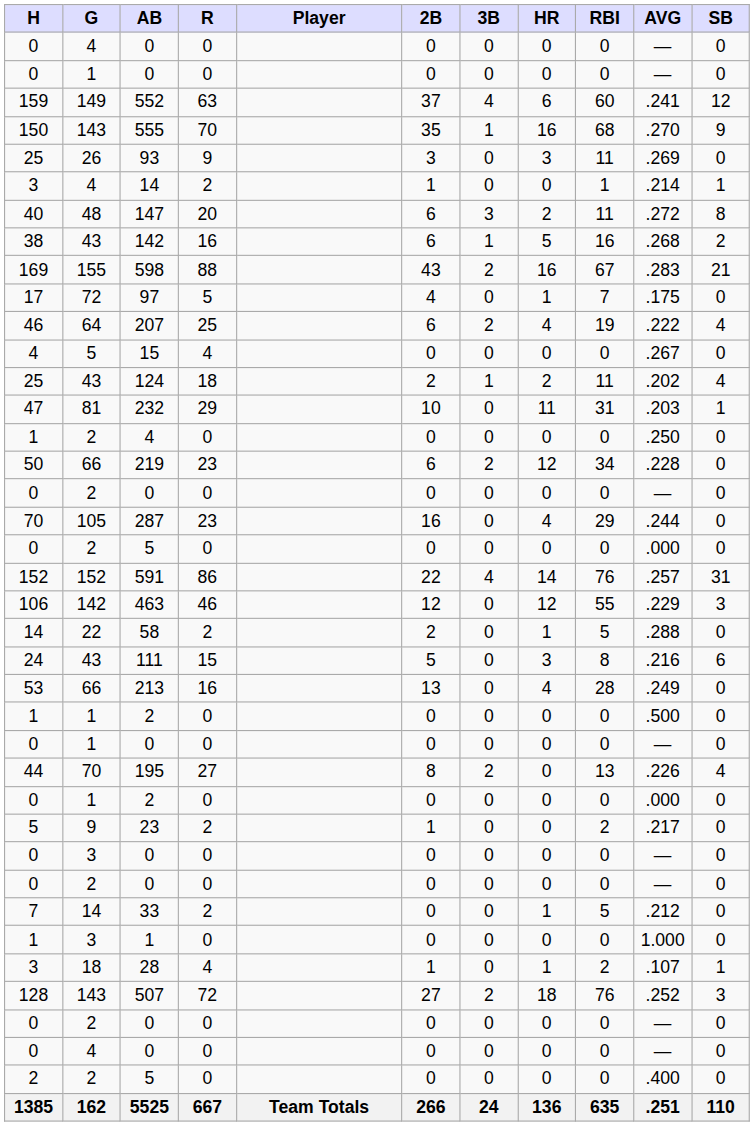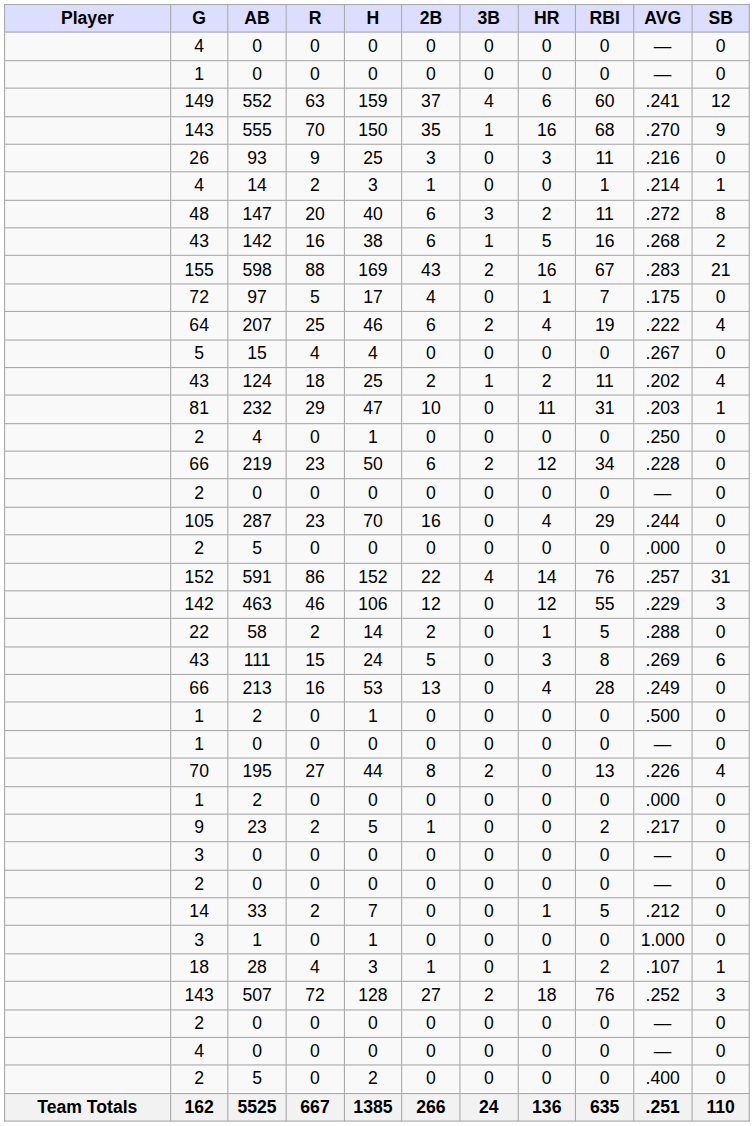columns swapped: (319, 18) <-> (34, 18)
(663, 158) .269 -> (663, 158) .216
(663, 660) .216 -> (663, 660) .269
